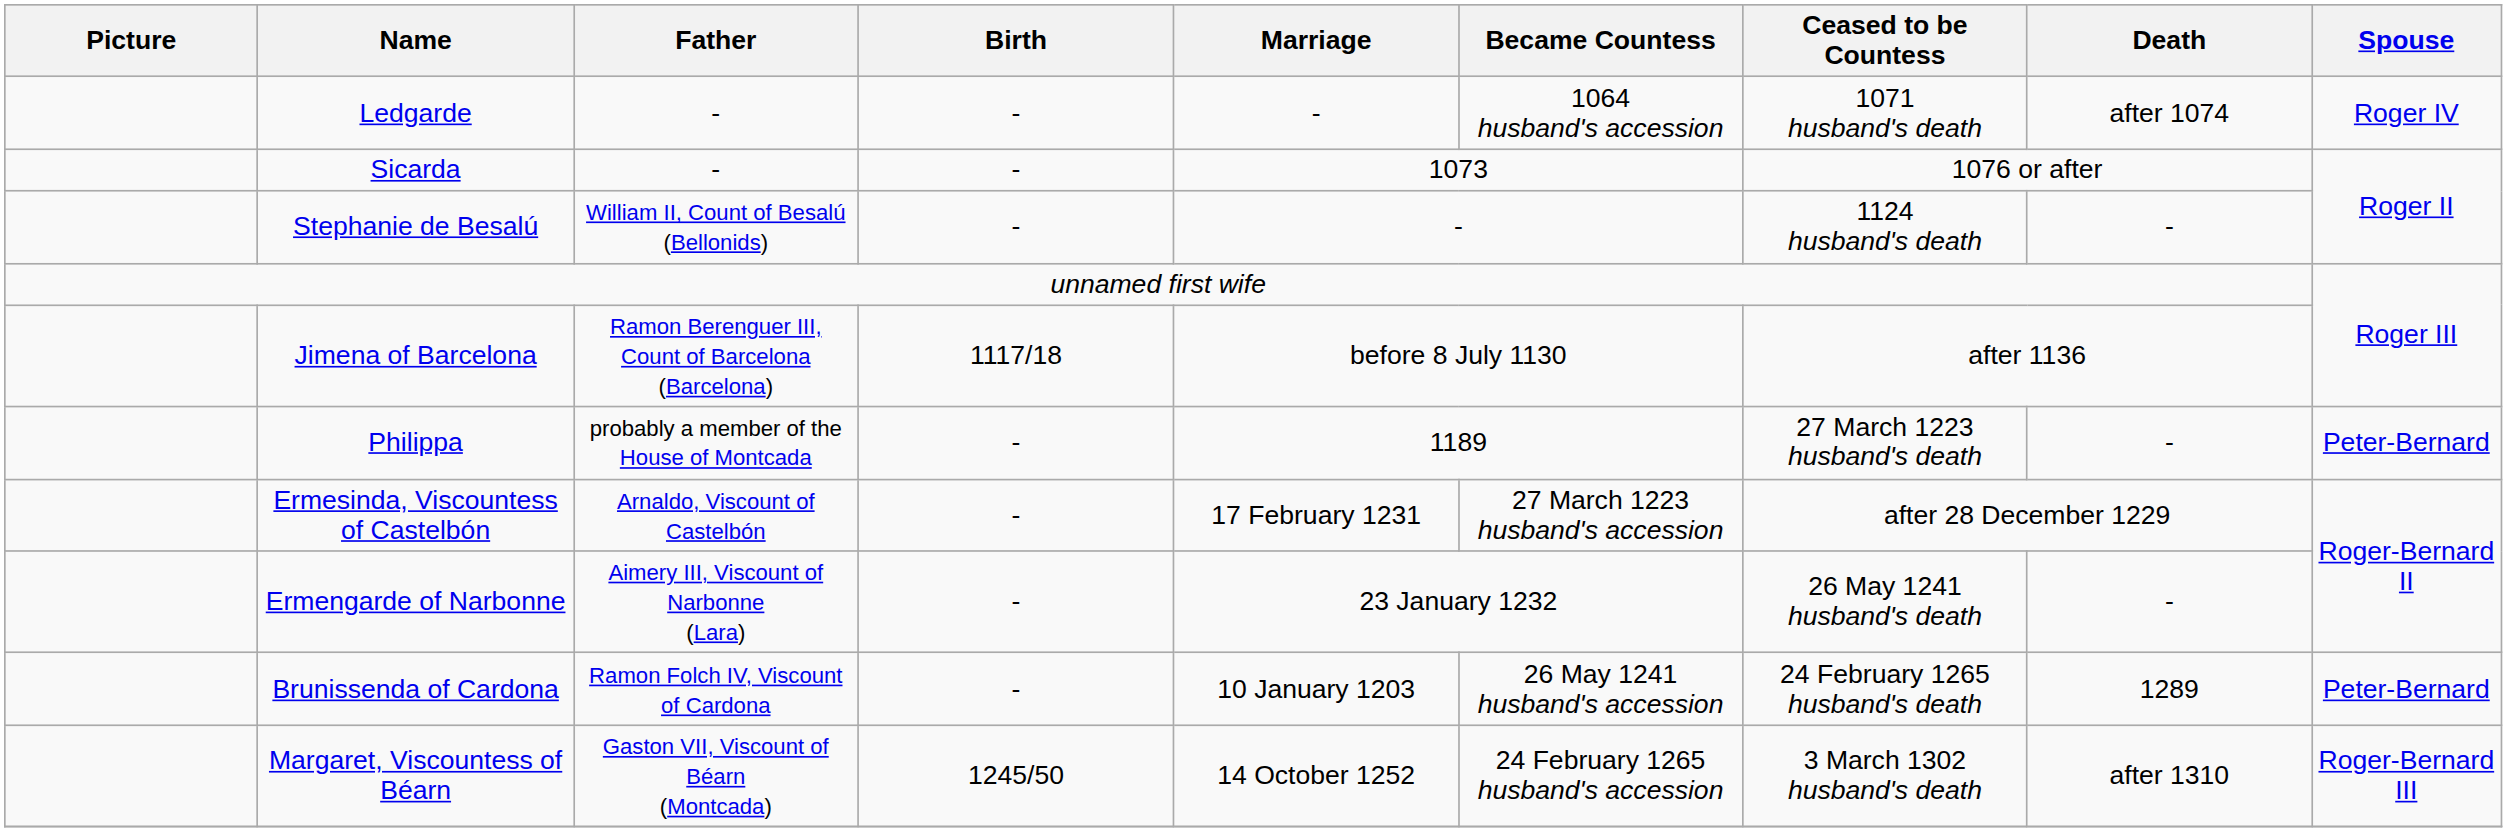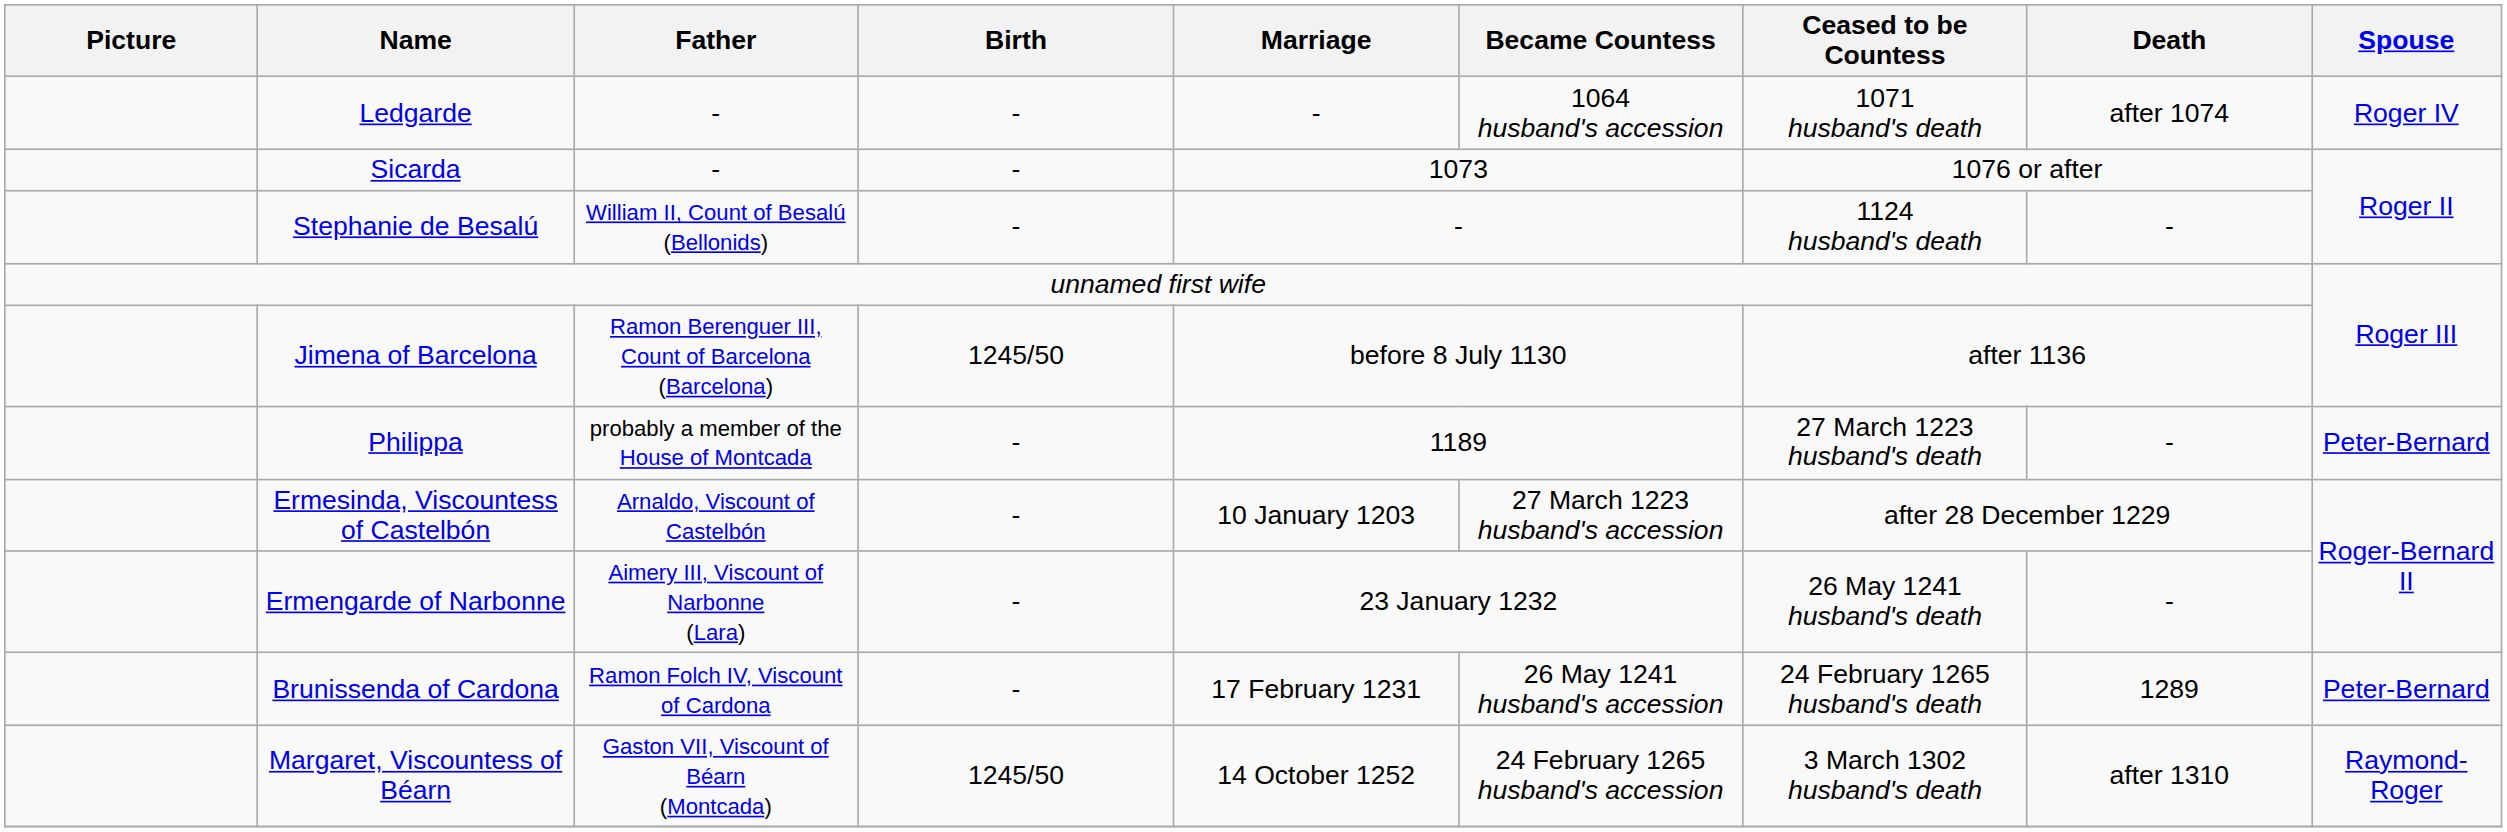(1016, 355) 1117/18 -> (1016, 355) 1245/50
(1316, 514) 17 February 1231 -> (1316, 514) 10 January 1203
(1316, 688) 10 January 1203 -> (1316, 688) 17 February 1231
(2406, 775) Roger-Bernard III -> (2406, 775) Raymond-Roger
